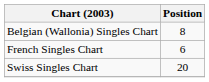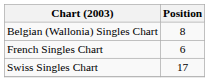(183, 67) 20 -> (183, 67) 17
